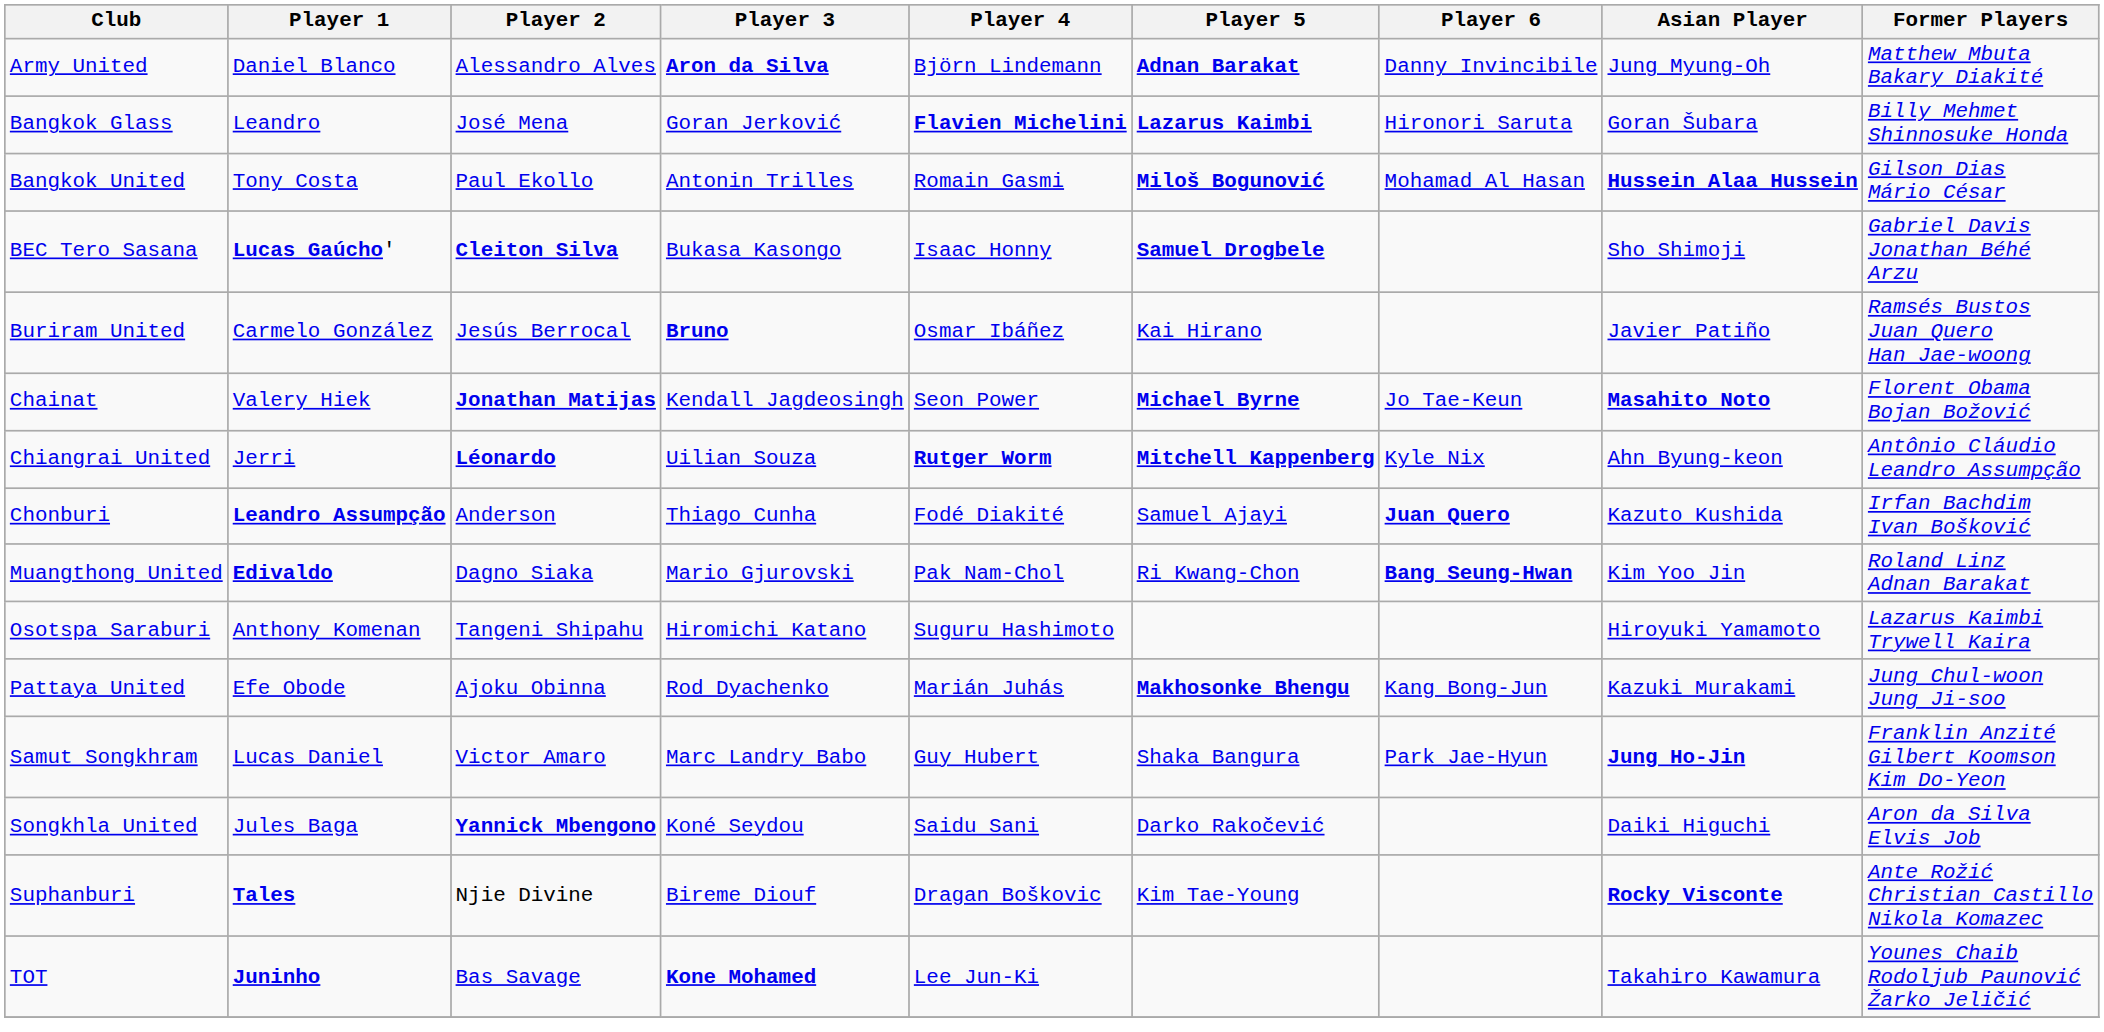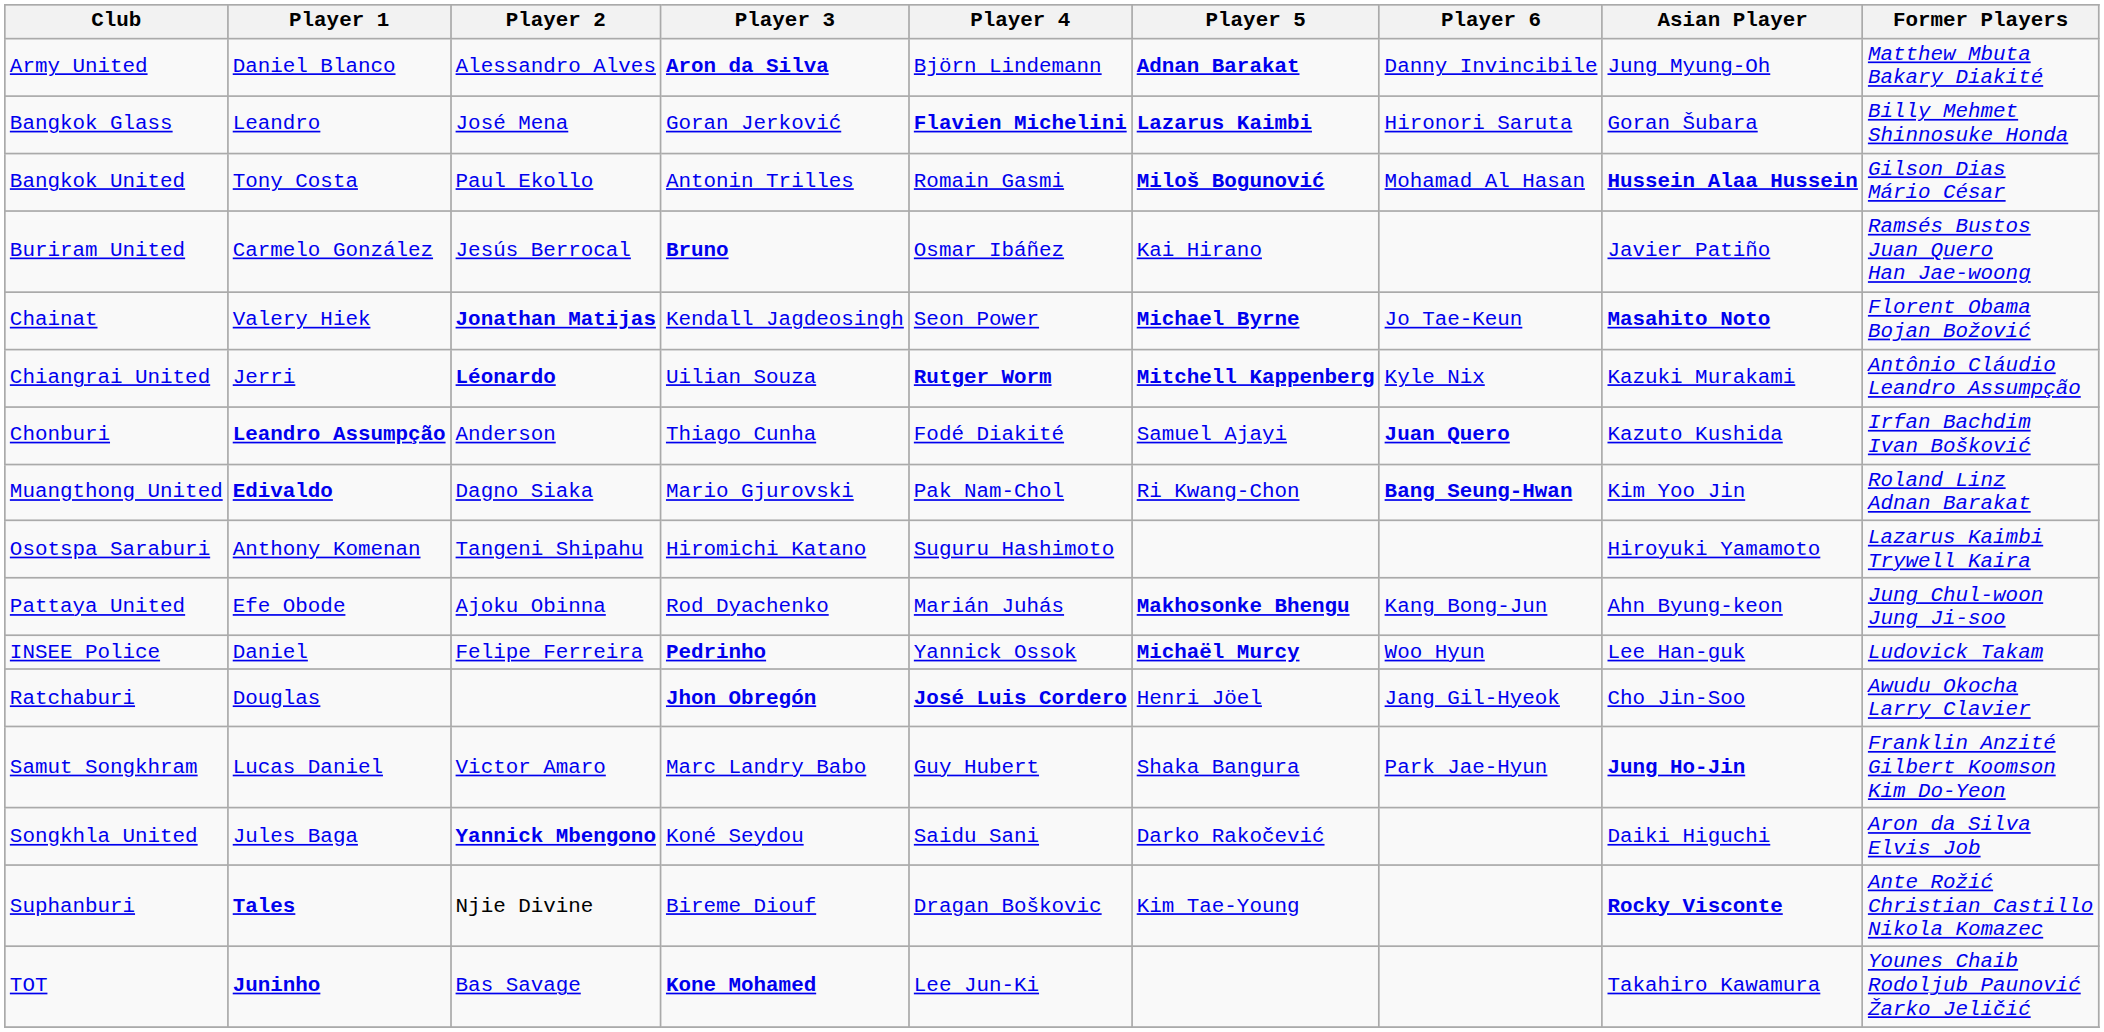- row: (104, 251)
(1695, 459) Ahn Byung-keon -> (1701, 378) Kazuki Murakami
(1701, 688) Kazuki Murakami -> (1695, 607) Ahn Byung-keon
+ row: (85, 653)
+ row: (72, 698)
